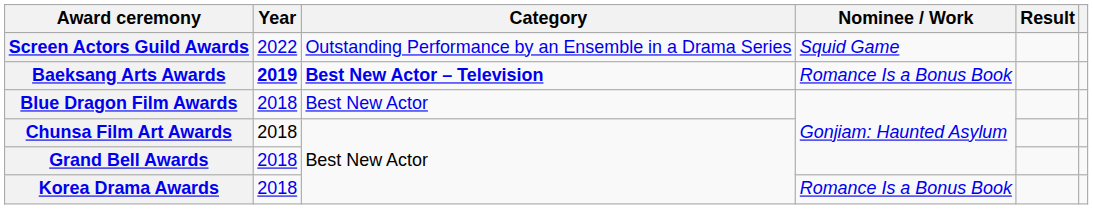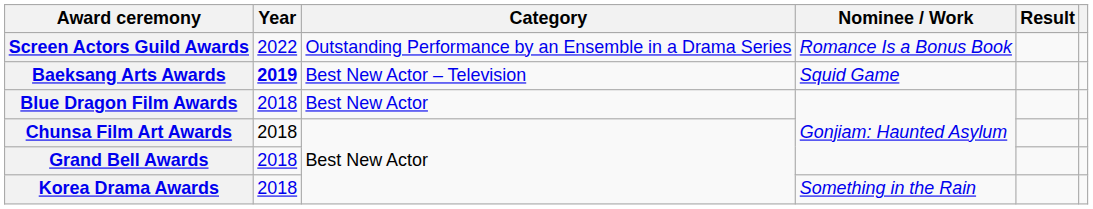(850, 47) Squid Game -> (906, 47) Romance Is a Bonus Book
(424, 75) bold -> (416, 75) normal
(906, 75) Romance Is a Bonus Book -> (850, 75) Squid Game
(906, 189) Romance Is a Bonus Book -> (888, 189) Something in the Rain
